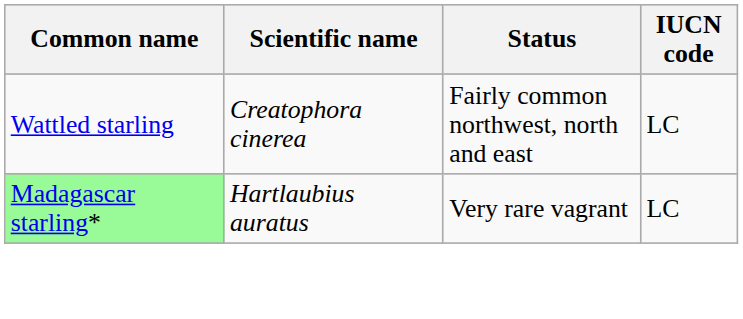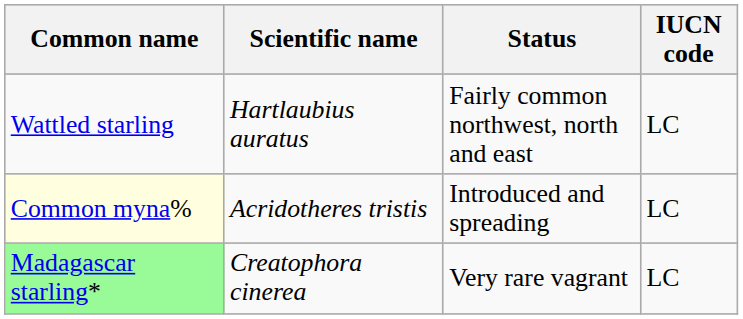(296, 123) Creatophora cinerea -> (292, 123) Hartlaubius auratus
+ row: (101, 208)
(292, 208) Hartlaubius auratus -> (296, 277) Creatophora cinerea
